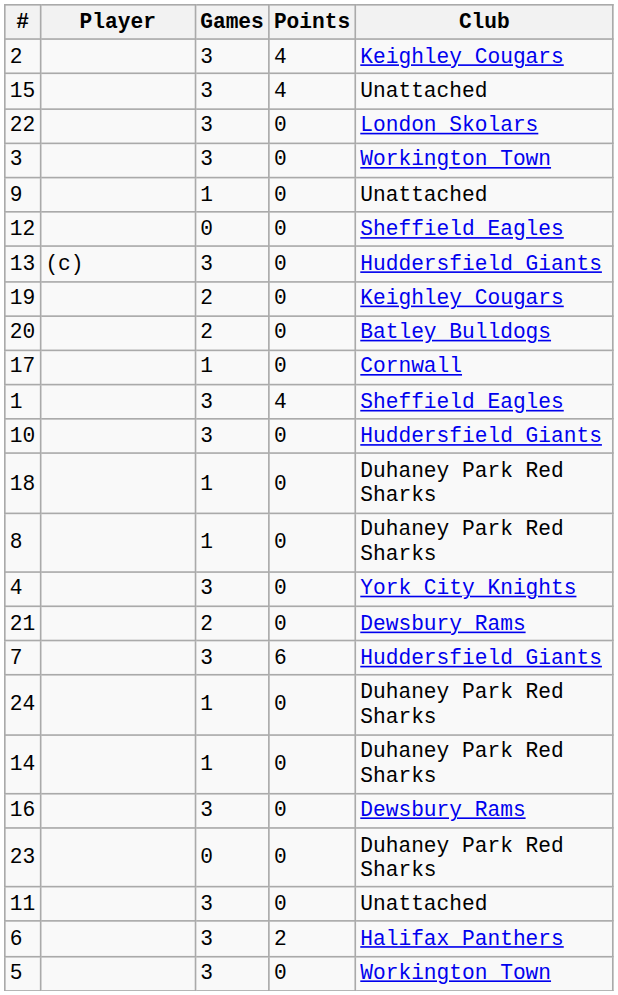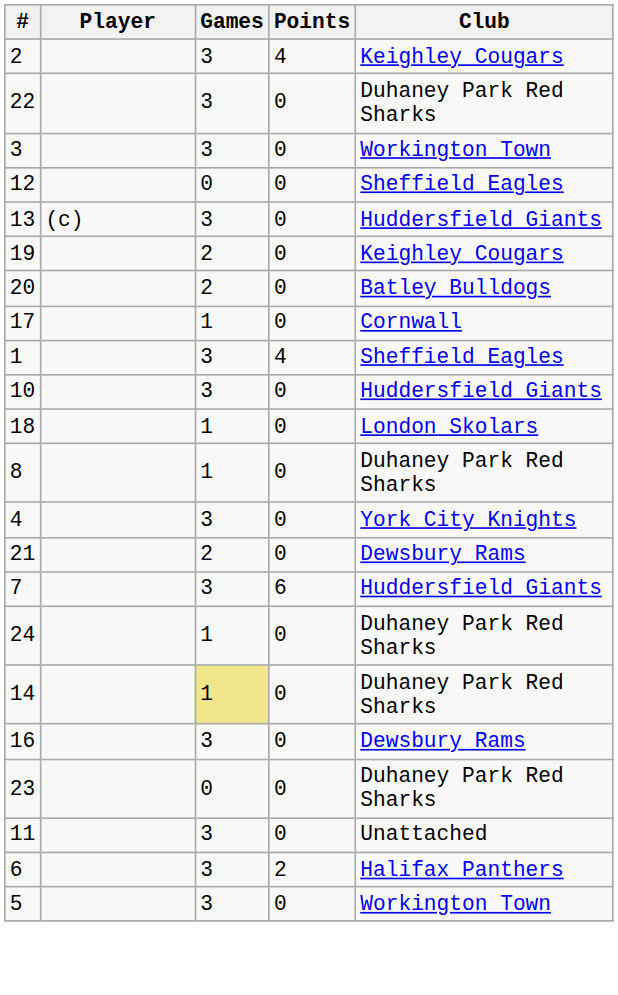- row: (23, 91)
(449, 126) London Skolars -> (462, 103) Duhaney Park Red Sharks
- row: (16, 195)
(462, 483) Duhaney Park Red Sharks -> (449, 426) London Skolars
(207, 764) no background -> (207, 695) khaki background
